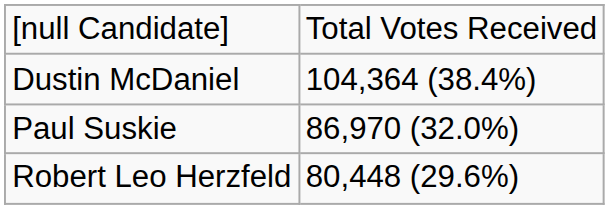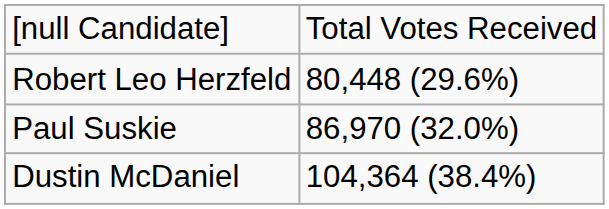rows swapped: (126, 78) <-> (152, 177)
